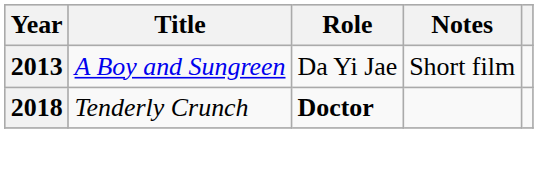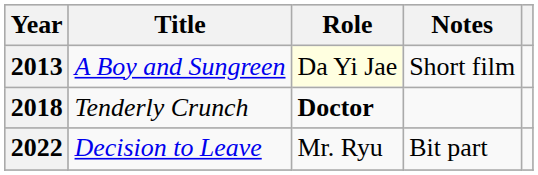(347, 66) no background -> (347, 66) lightyellow background
+ row: (37, 148)
